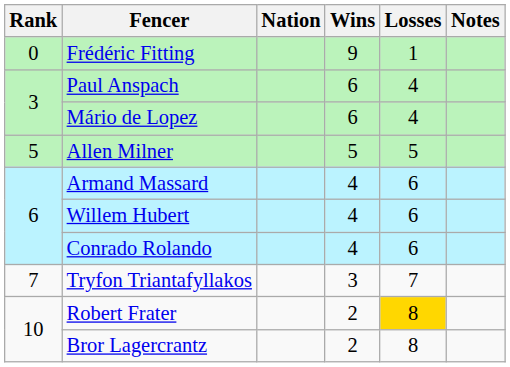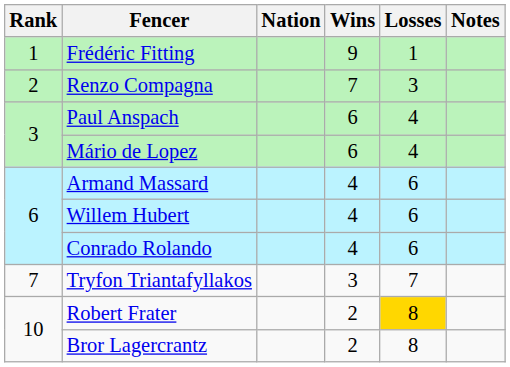(33, 53) 0 -> (33, 53) 1
+ row: (140, 85)
- row: (120, 150)
